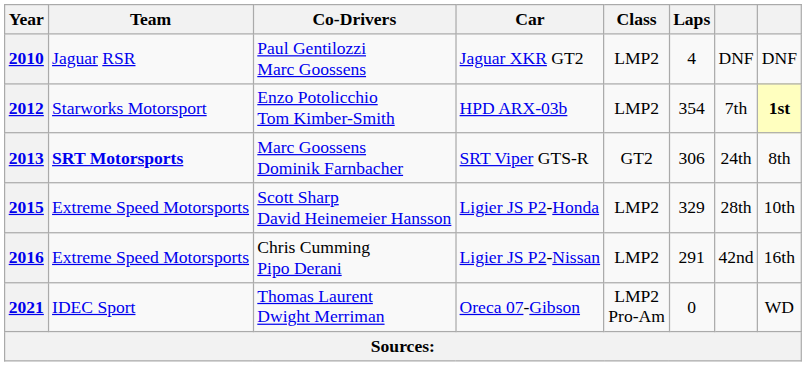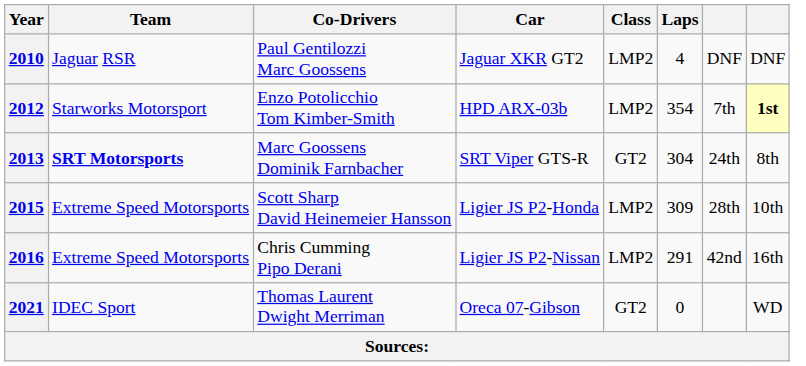(692, 158) 306 -> (680, 158) 304
(692, 207) 329 -> (680, 207) 309
(637, 307) LMP2 Pro-Am -> (631, 307) GT2
